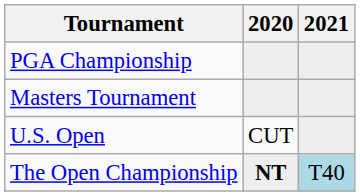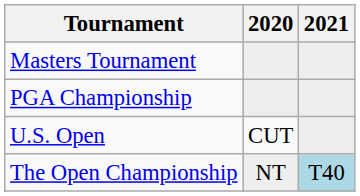rows swapped: (103, 98) <-> (101, 60)
(271, 172) bold -> (271, 172) normal
